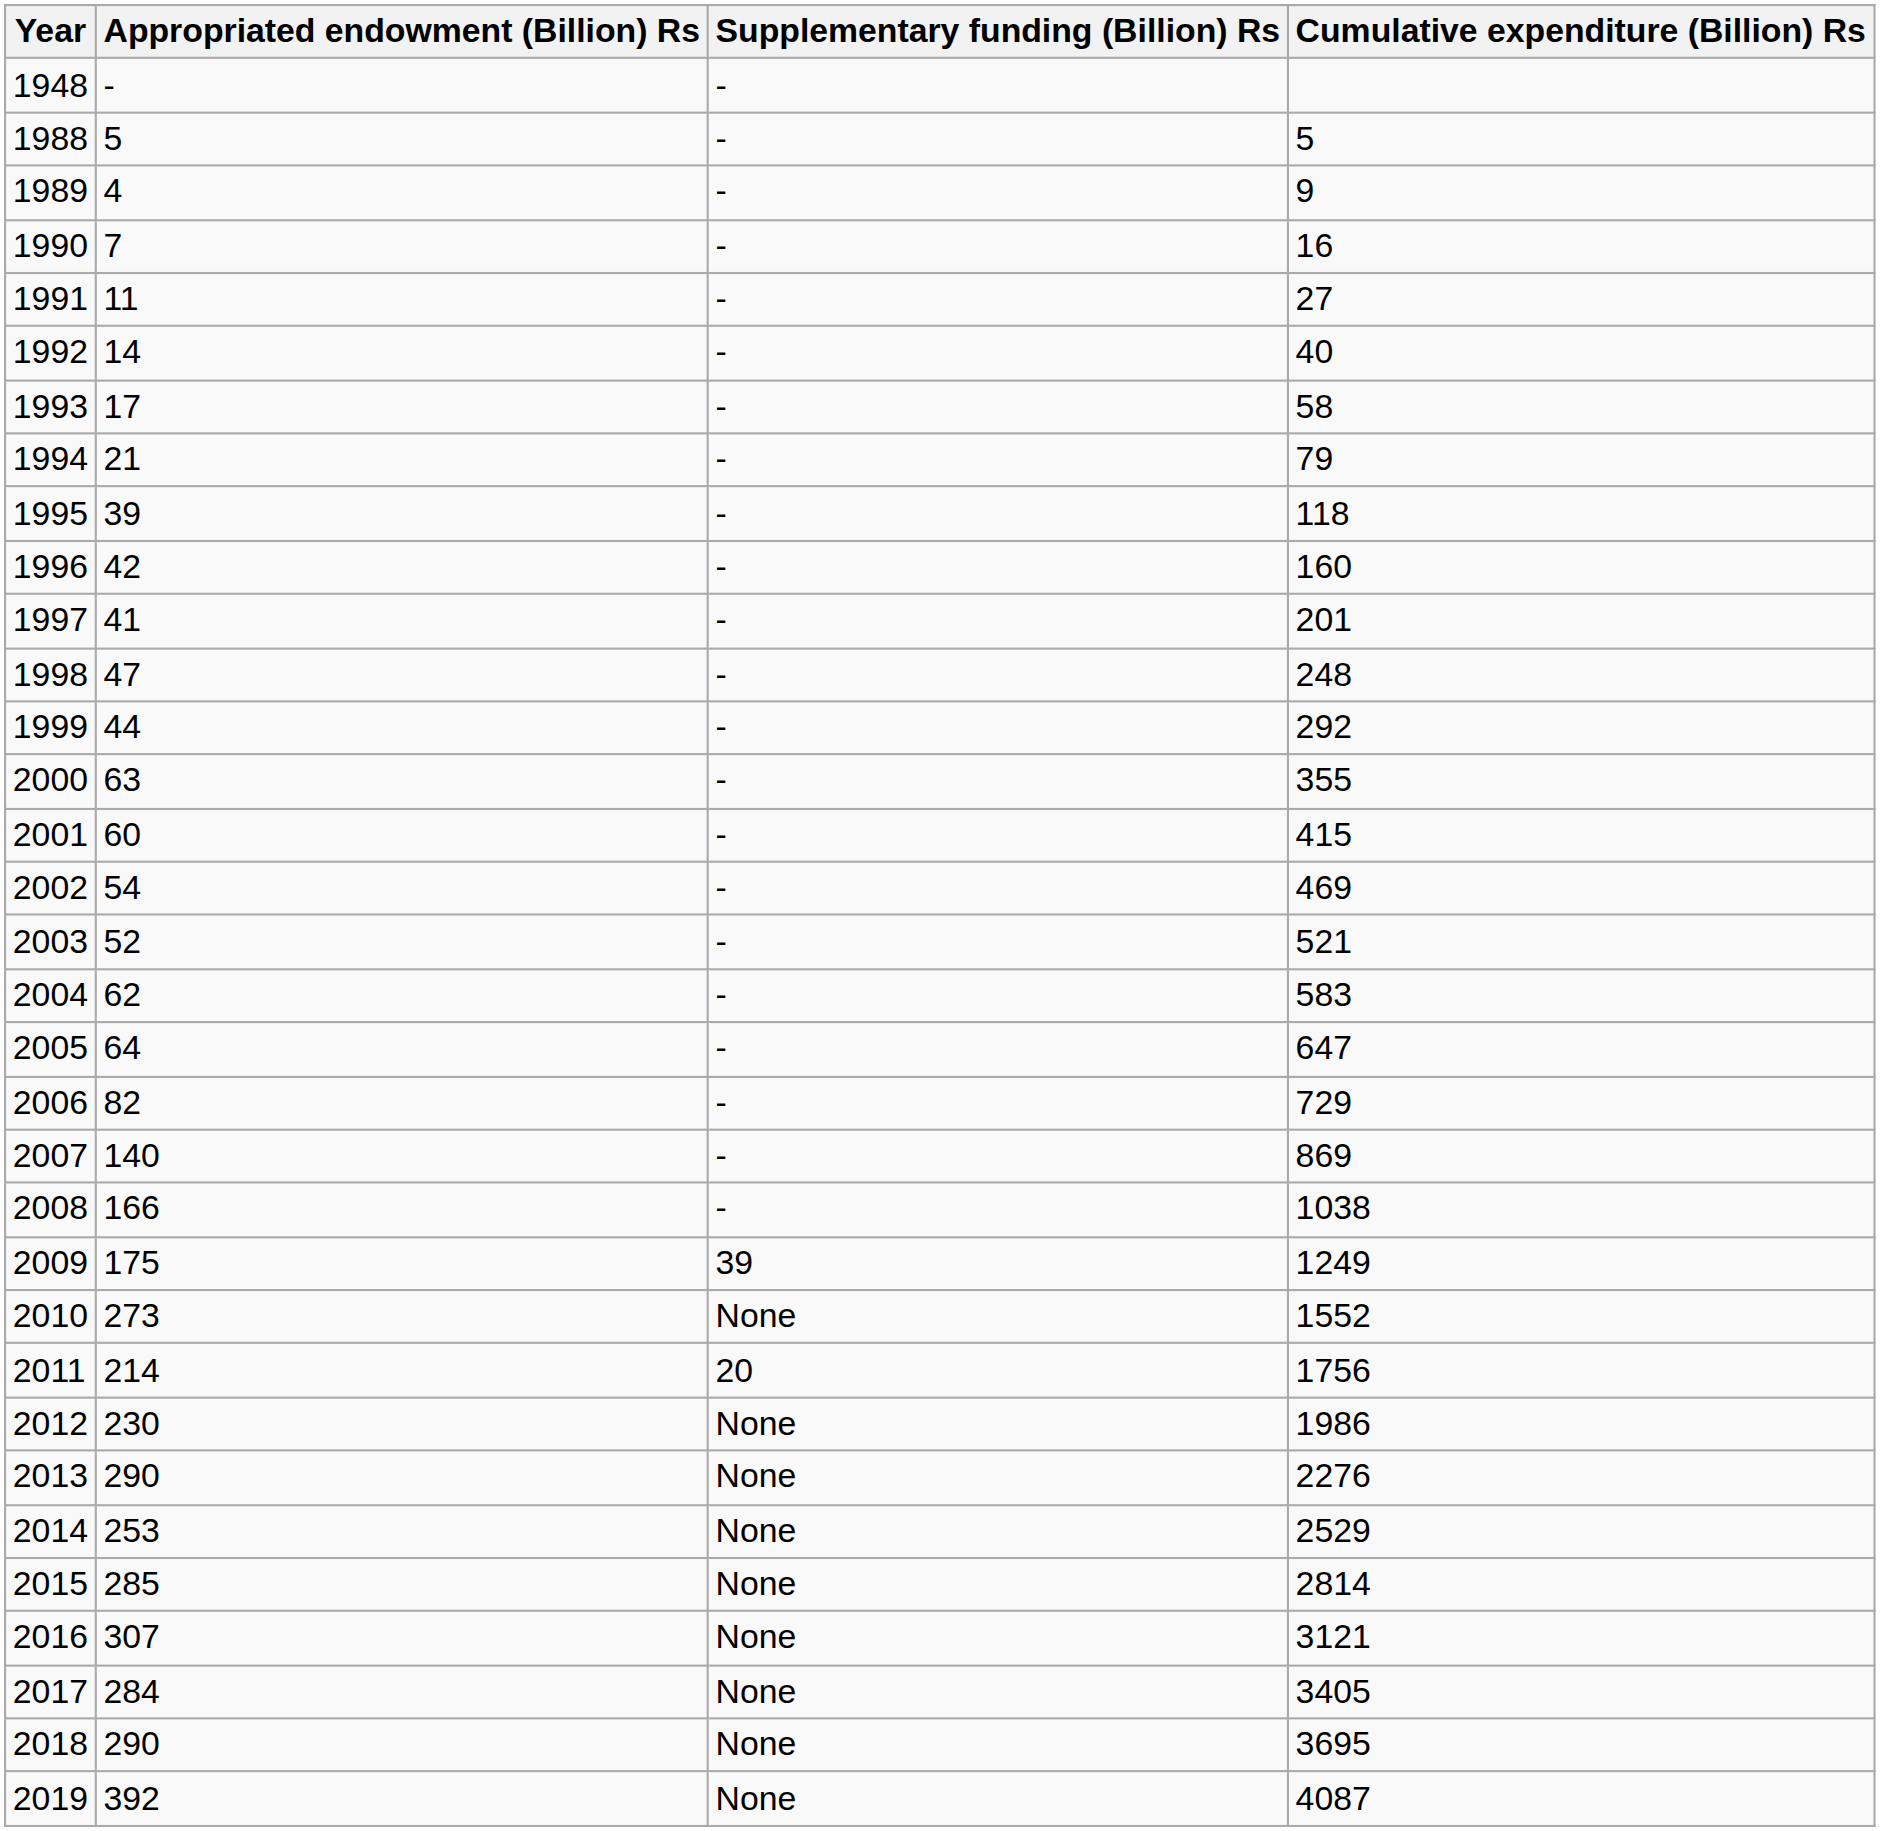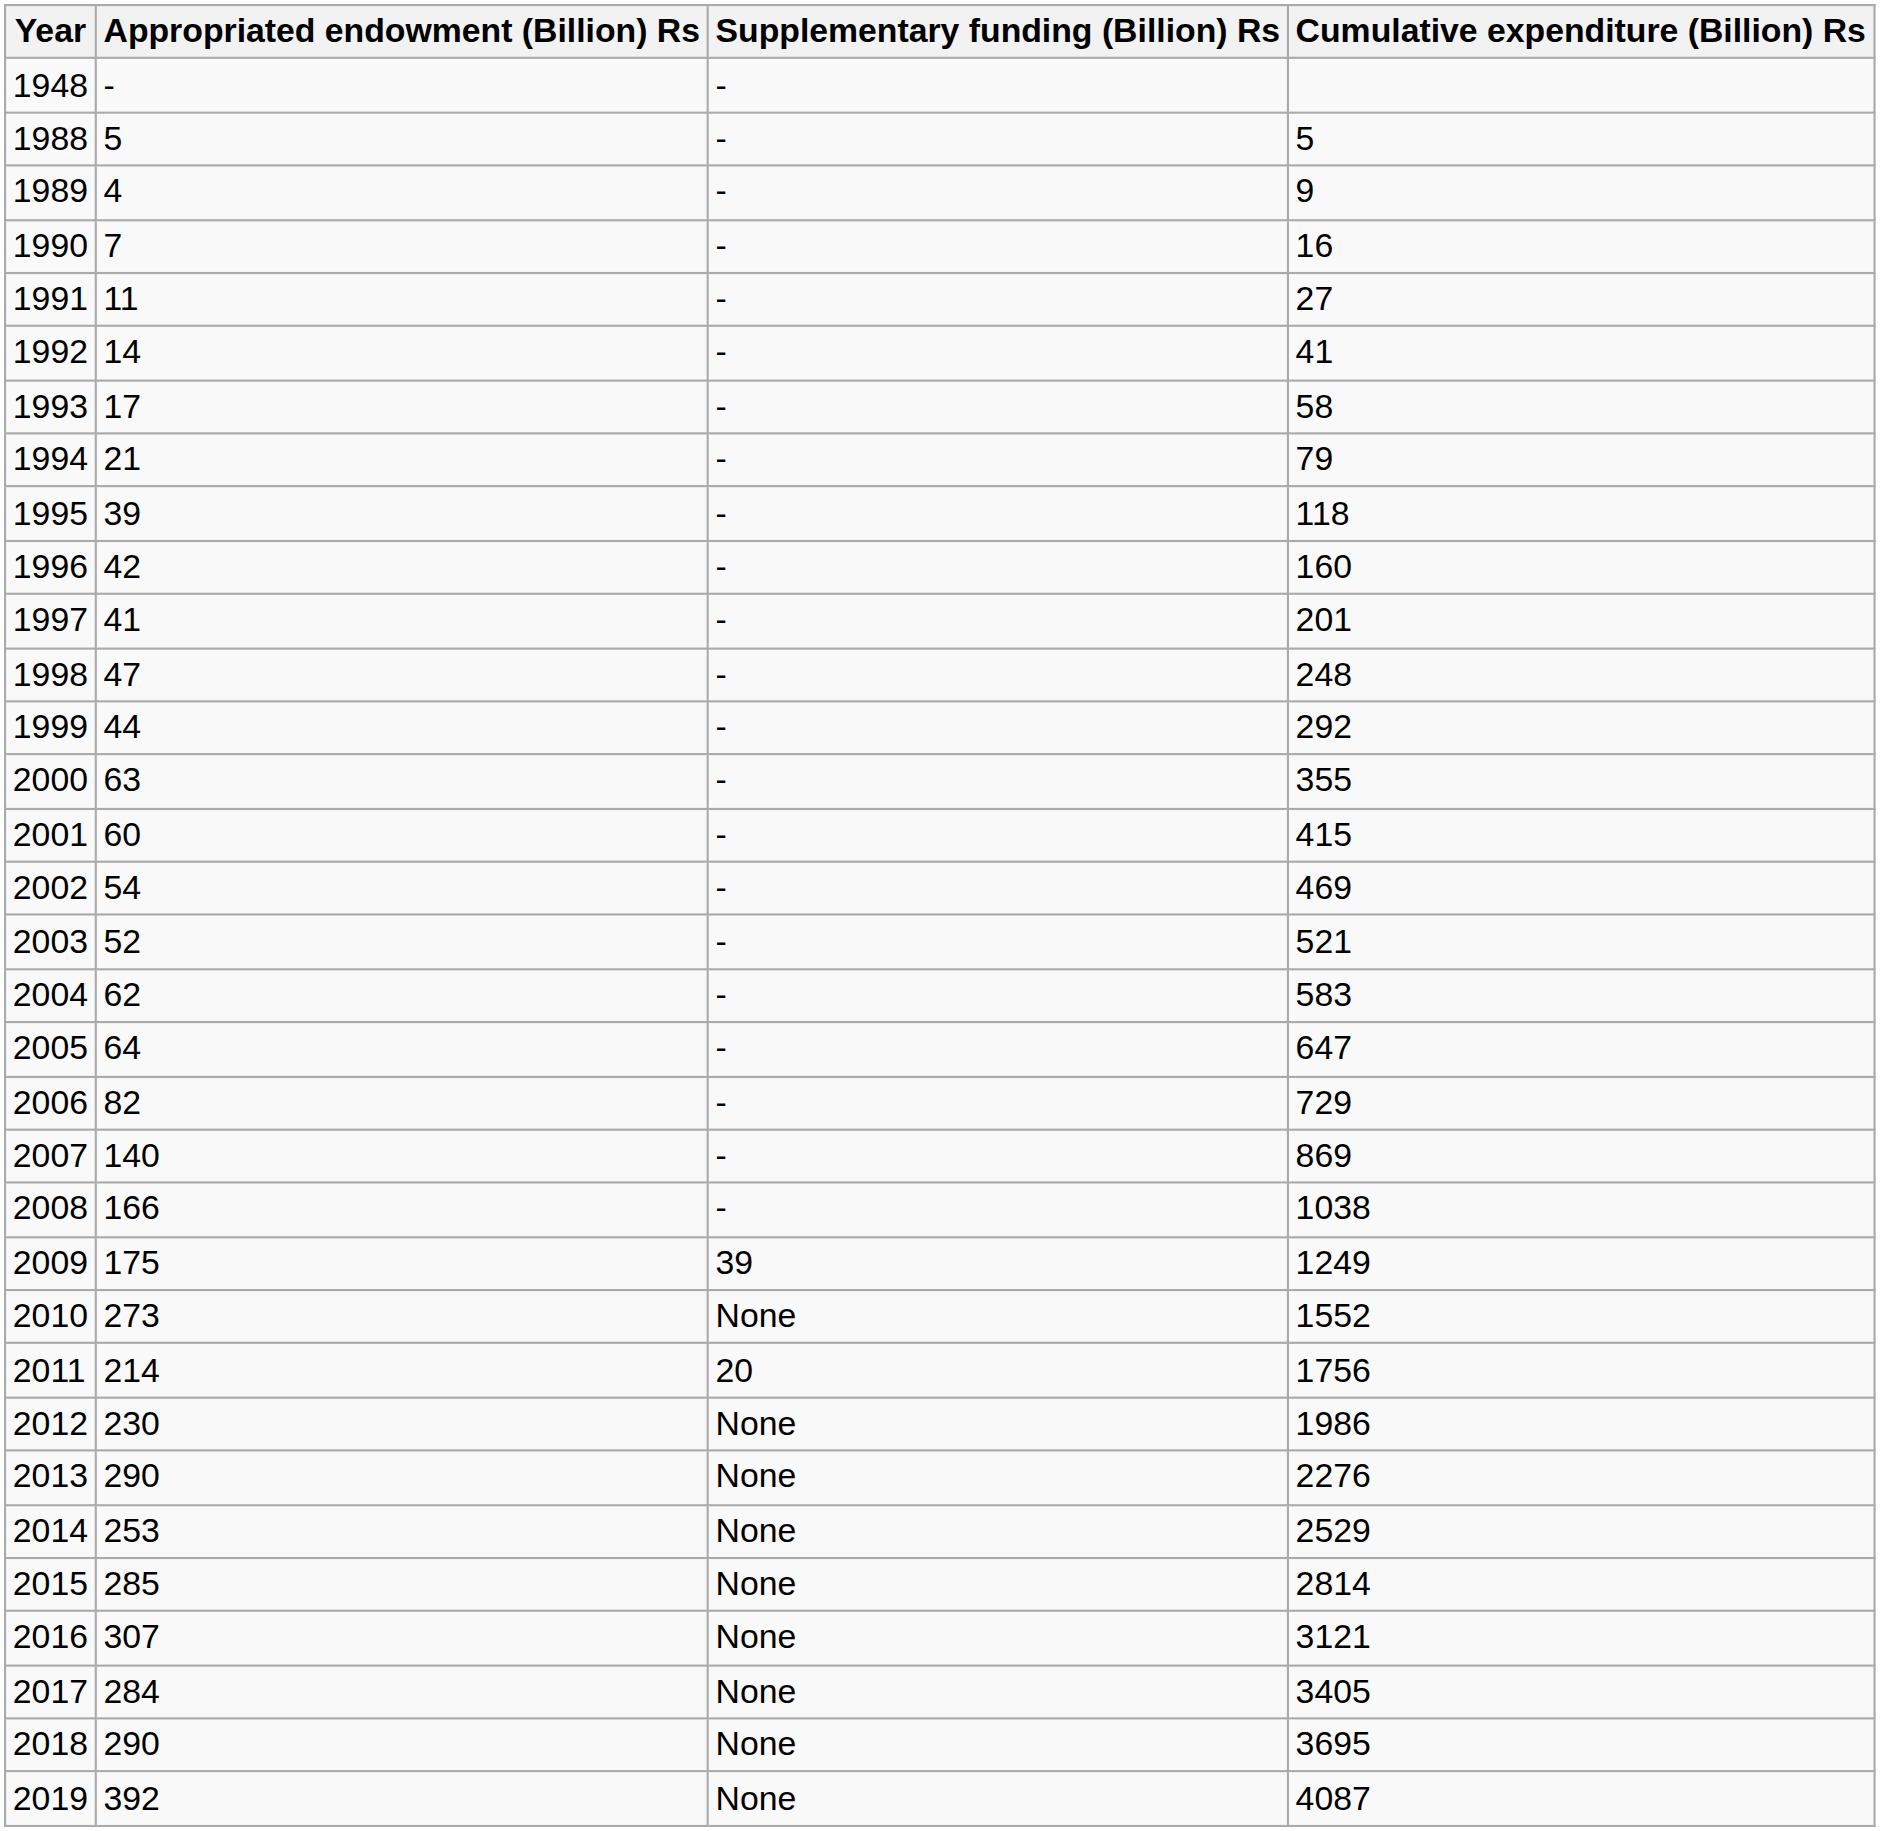(1314, 352) 40 -> (1314, 352) 41
